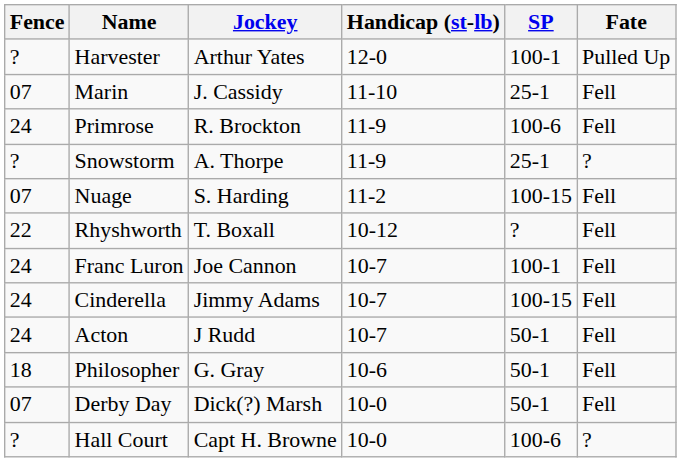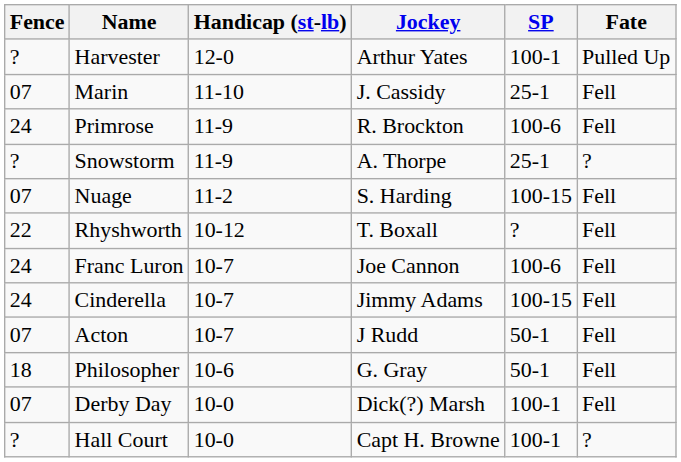columns swapped: (265, 21) <-> (423, 21)
(535, 265) 100-1 -> (535, 265) 100-6
(21, 334) 24 -> (21, 334) 07
(530, 404) 50-1 -> (535, 404) 100-1
(535, 439) 100-6 -> (535, 439) 100-1
